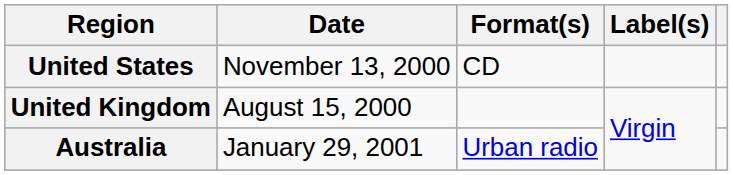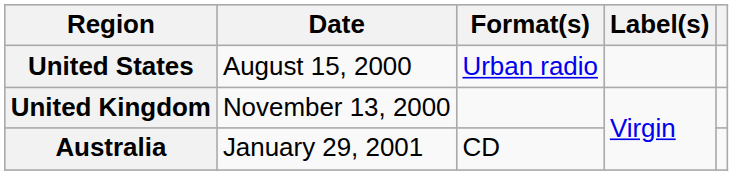(337, 66) November 13, 2000 -> (317, 66) August 15, 2000
(481, 66) CD -> (530, 66) Urban radio
(317, 107) August 15, 2000 -> (337, 107) November 13, 2000
(530, 148) Urban radio -> (481, 148) CD
